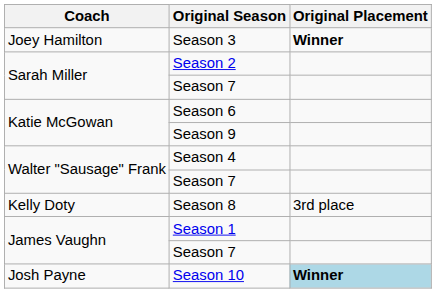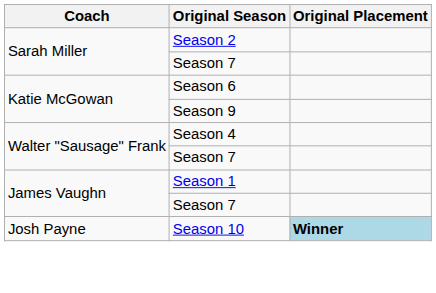- row: (55, 39)
- row: (41, 205)
